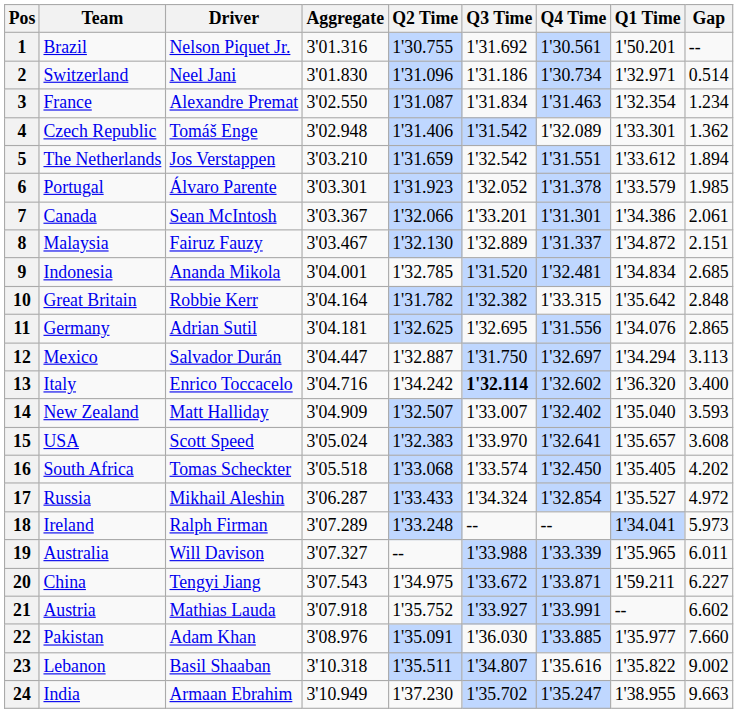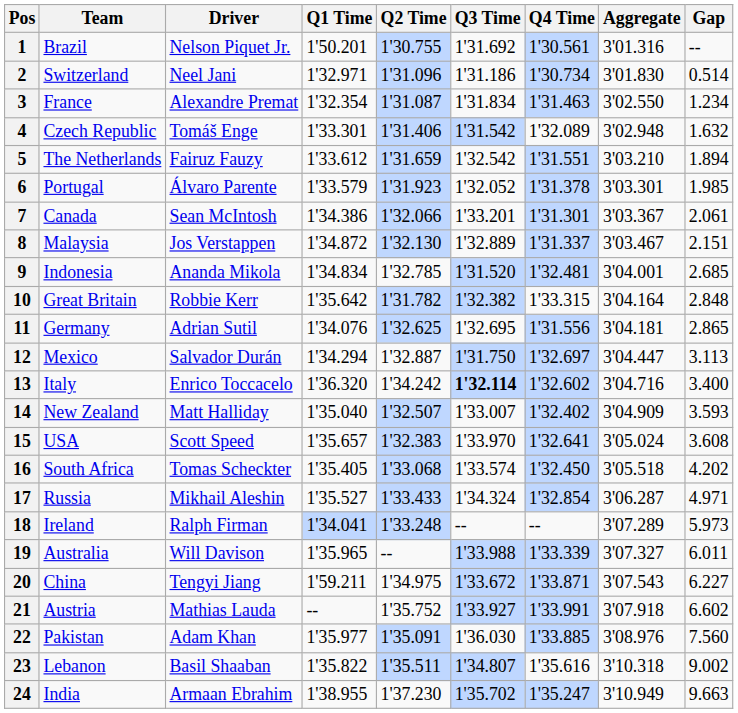columns swapped: (648, 18) <-> (345, 18)
(709, 131) 1.362 -> (709, 131) 1.632
(222, 159) Jos Verstappen -> (216, 159) Fairuz Fauzy
(216, 243) Fairuz Fauzy -> (222, 243) Jos Verstappen
(709, 497) 4.972 -> (709, 497) 4.971
(709, 638) 7.660 -> (709, 638) 7.560
